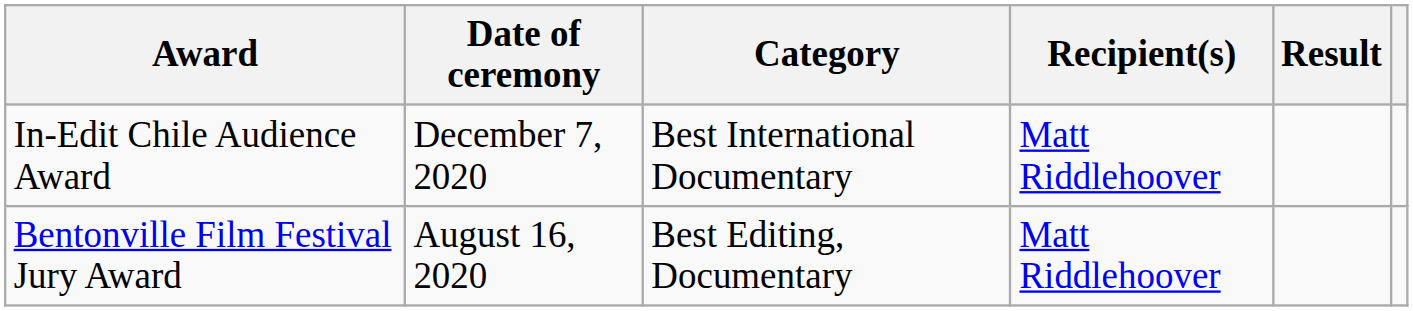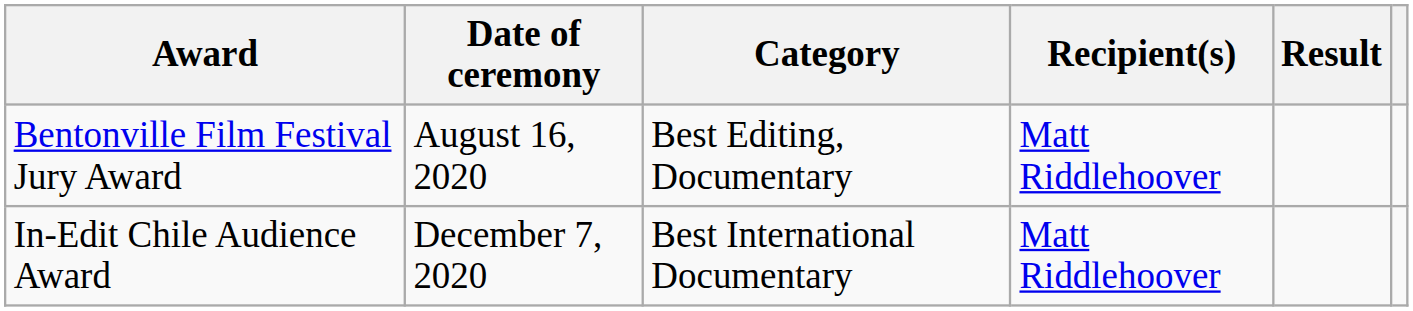rows swapped: (203, 254) <-> (185, 154)
